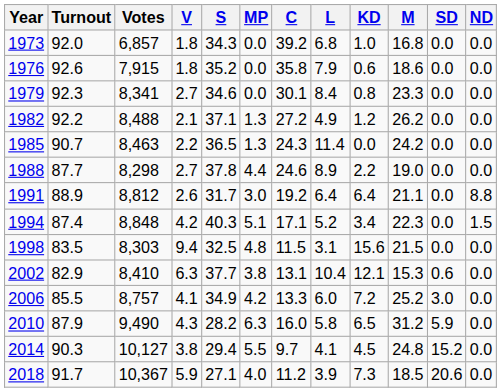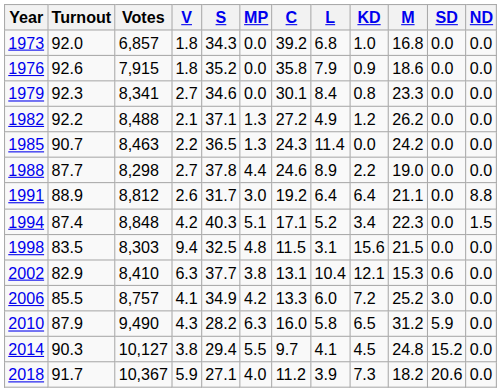(365, 68) 0.6 -> (365, 68) 0.9
(408, 375) 18.5 -> (408, 375) 18.2
